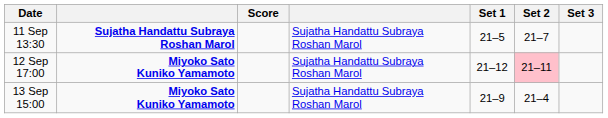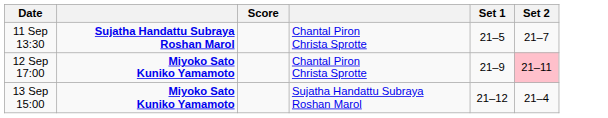- column: (581, 14)
(358, 38) Sujatha Handattu Subraya Roshan Marol -> (329, 38) Chantal Piron Christa Sprotte
(358, 68) Sujatha Handattu Subraya Roshan Marol -> (329, 68) Chantal Piron Christa Sprotte
(492, 68) 21–12 -> (492, 68) 21–9
(492, 98) 21–9 -> (492, 98) 21–12
